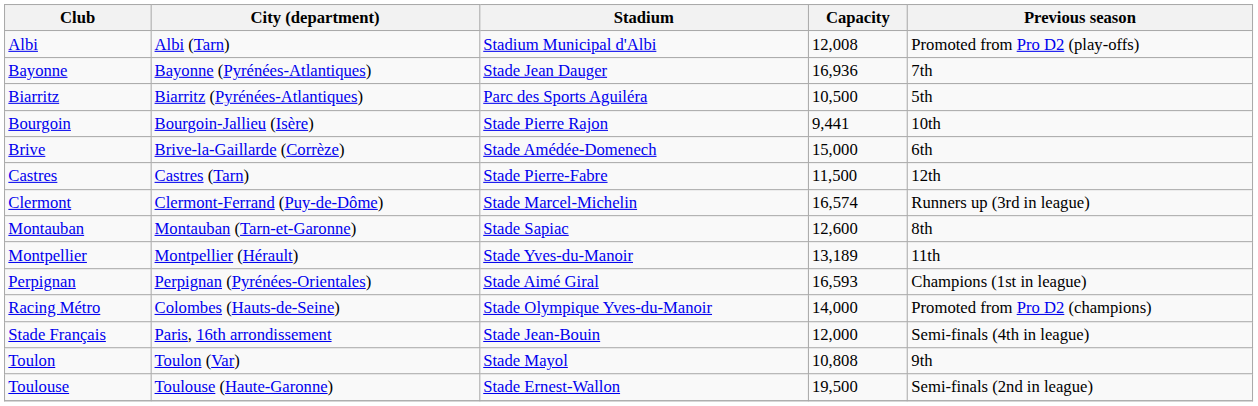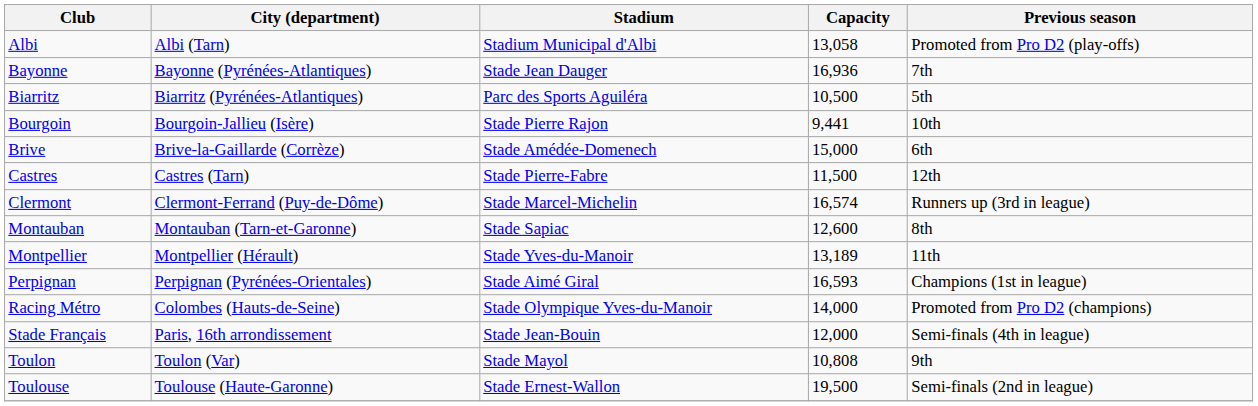(835, 44) 12,008 -> (835, 44) 13,058
